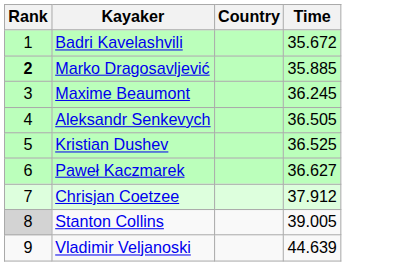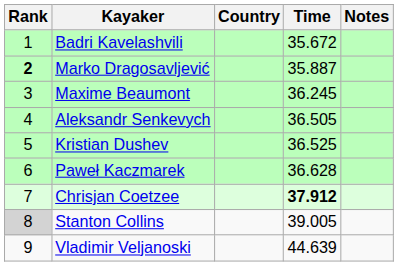+ column: (367, 17)
(312, 68) 35.885 -> (312, 68) 35.887
(312, 171) 36.627 -> (312, 171) 36.628
(312, 196) normal -> (312, 196) bold
